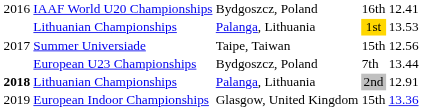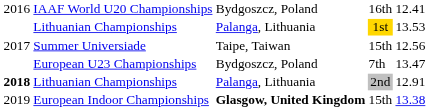(404, 63) 13.44 -> (410, 63) 13.47
(287, 100) normal -> (290, 100) bold
(404, 100) 13.36 -> (410, 100) 13.38
